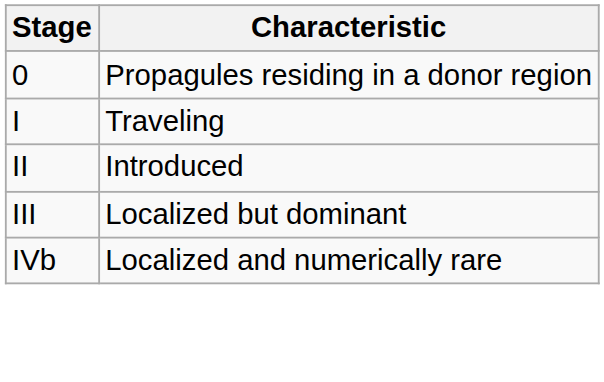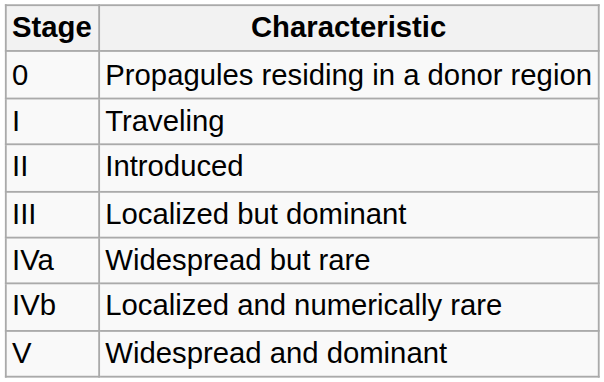+ row: (33, 260)
+ row: (22, 353)
